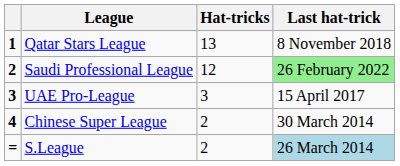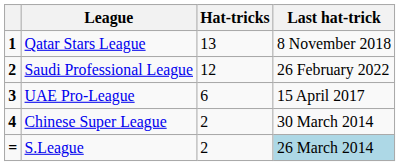(333, 69) lightgreen background -> (333, 69) no background
(204, 95) 3 -> (204, 95) 6
